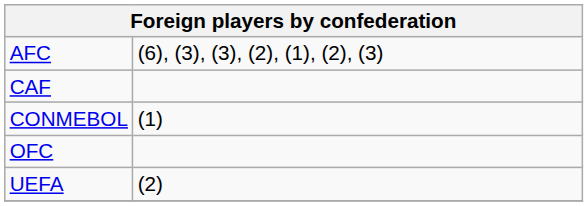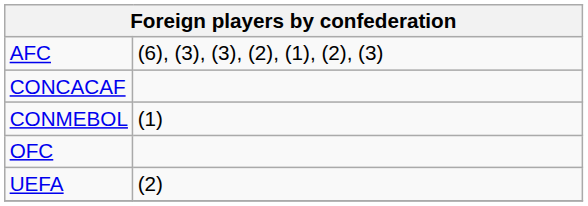- row: (30, 86)
+ row: (68, 86)
